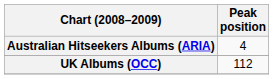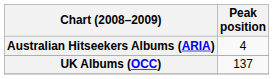(243, 64) 112 -> (243, 64) 137
